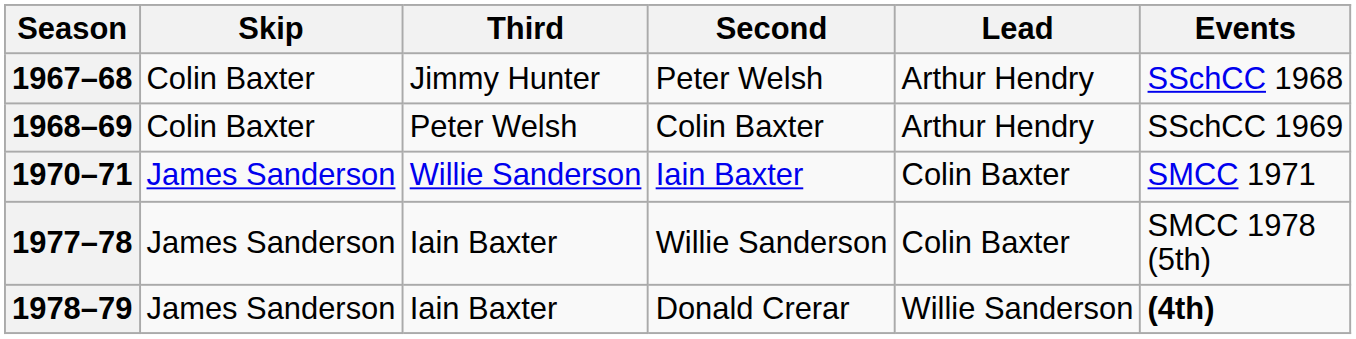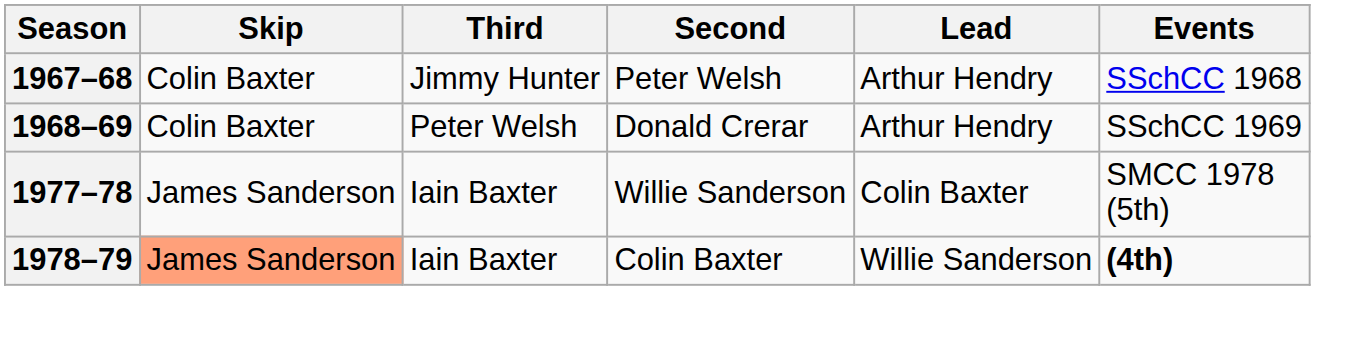(740, 126) Colin Baxter -> (711, 126) Donald Crerar
- row: (72, 175)
(271, 308) no background -> (271, 259) lightsalmon background
(753, 308) Donald Crerar -> (698, 259) Colin Baxter
